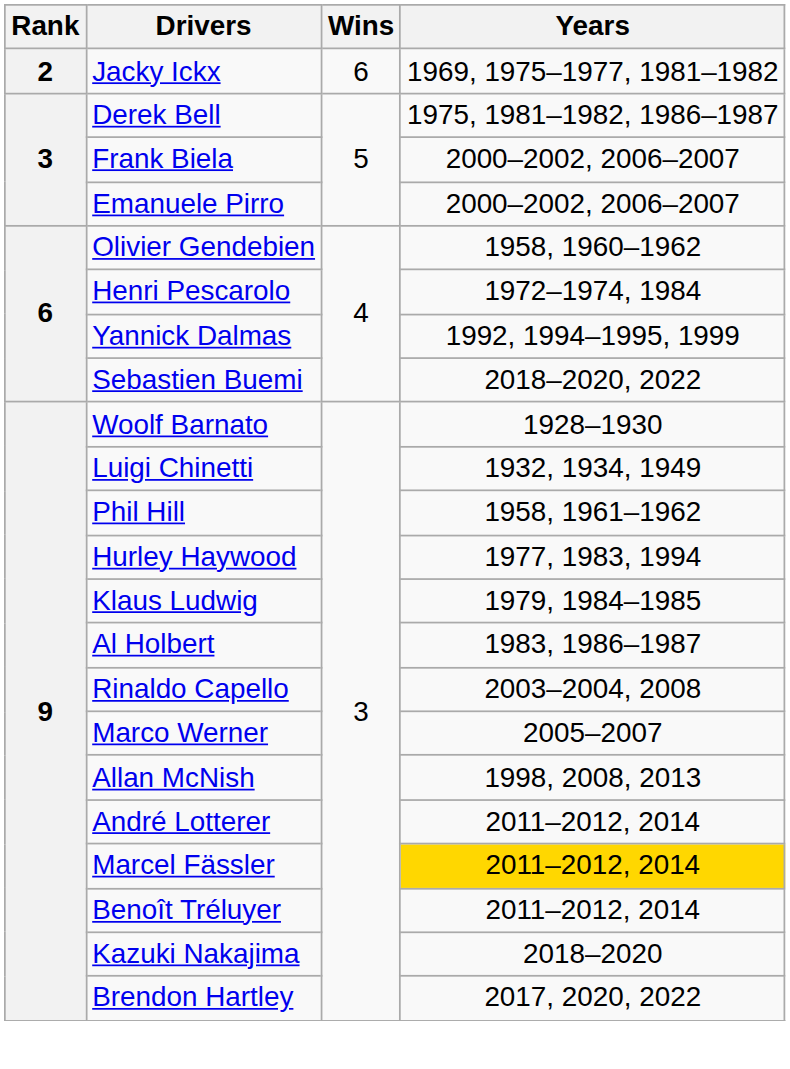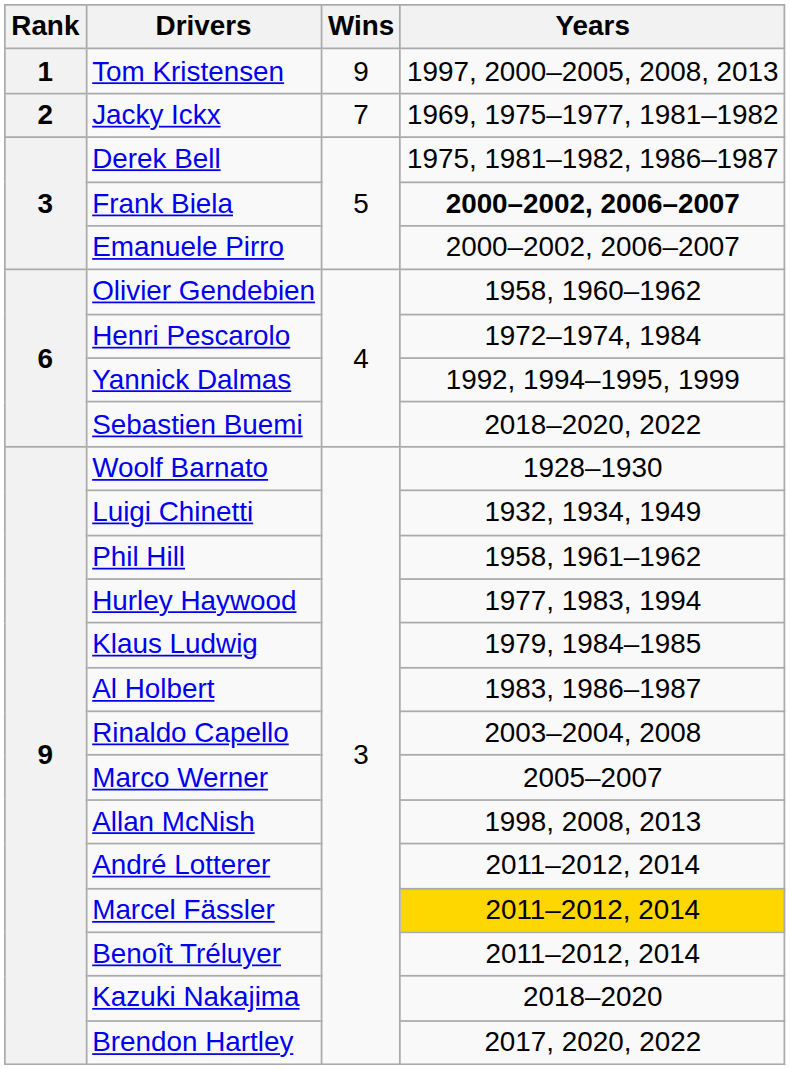+ row: (188, 70)
(361, 70) 6 -> (361, 114) 7
(593, 159) normal -> (593, 203) bold
